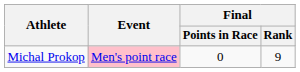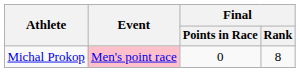(278, 57) 9 -> (278, 57) 8
